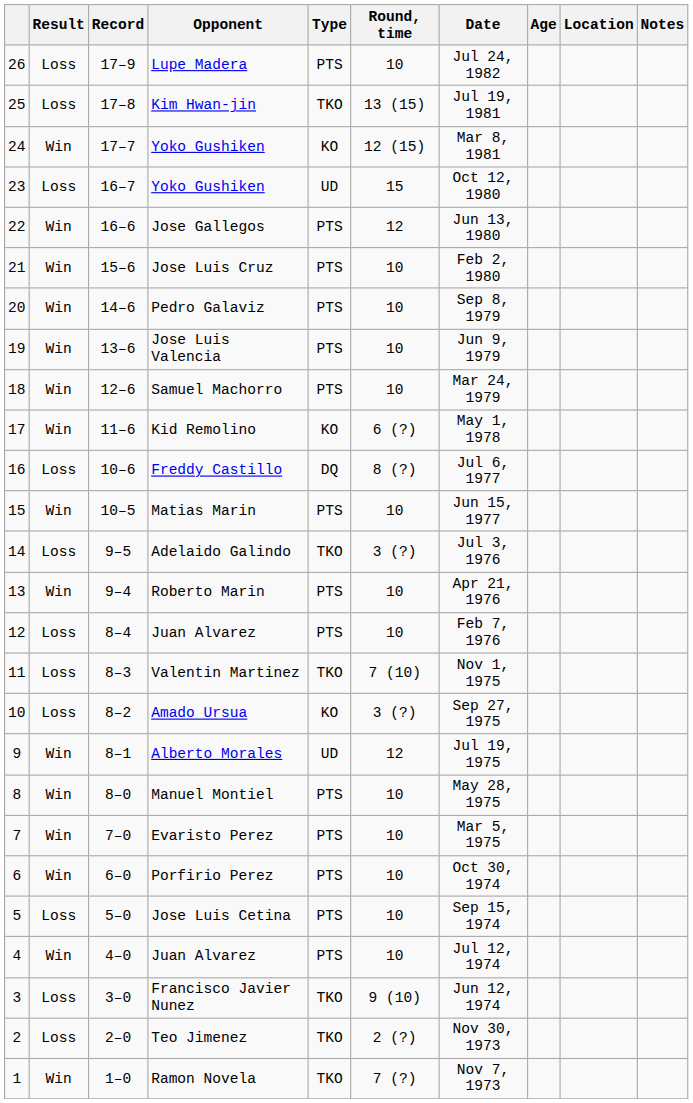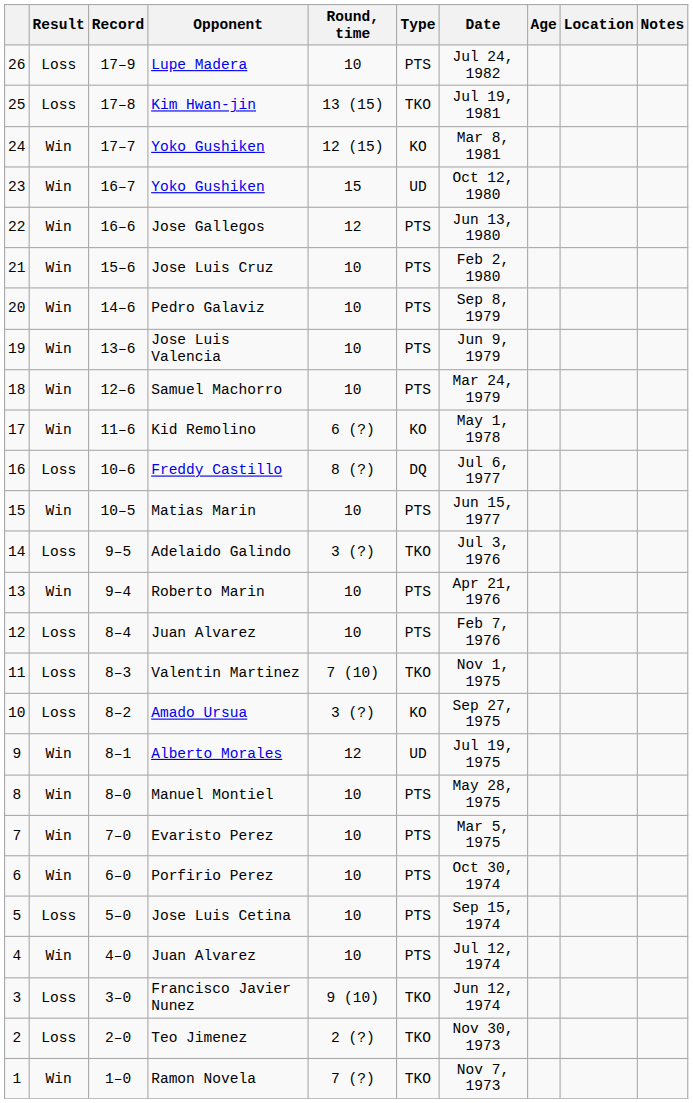columns swapped: (330, 25) <-> (395, 25)
(59, 187) Loss -> (59, 187) Win
